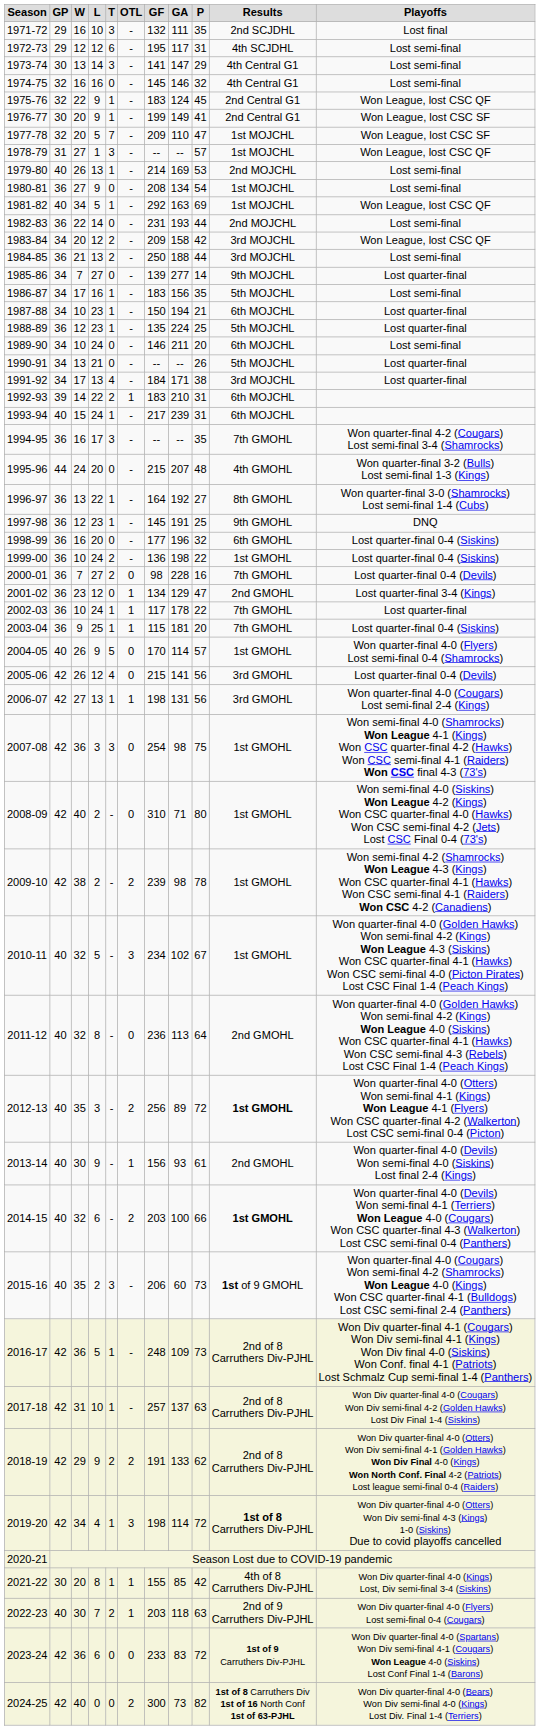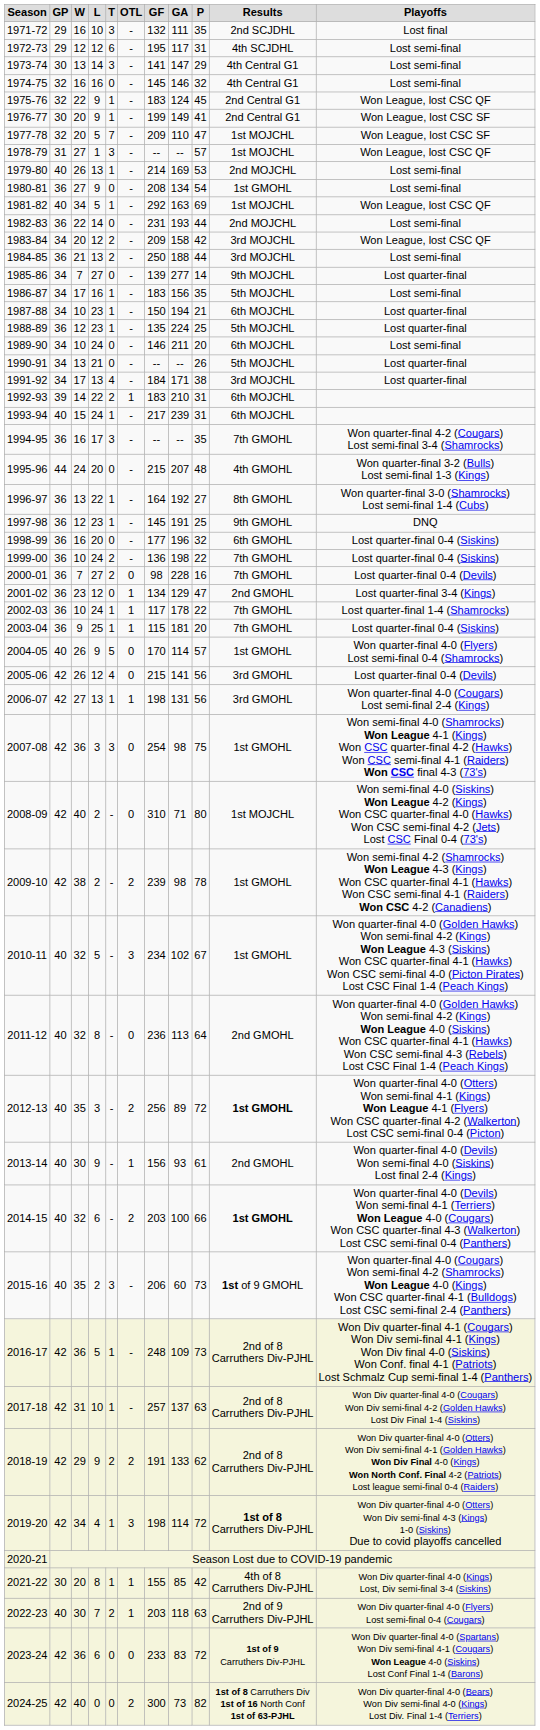(263, 188) 1st MOJCHL -> (263, 188) 1st GMOHL
(263, 558) 1st GMOHL -> (263, 558) 7th GMOHL
(425, 610) Lost quarter-final -> (425, 610) Lost quarter-final 1-4 (Shamrocks)
(263, 815) 1st GMOHL -> (263, 815) 1st MOJCHL
